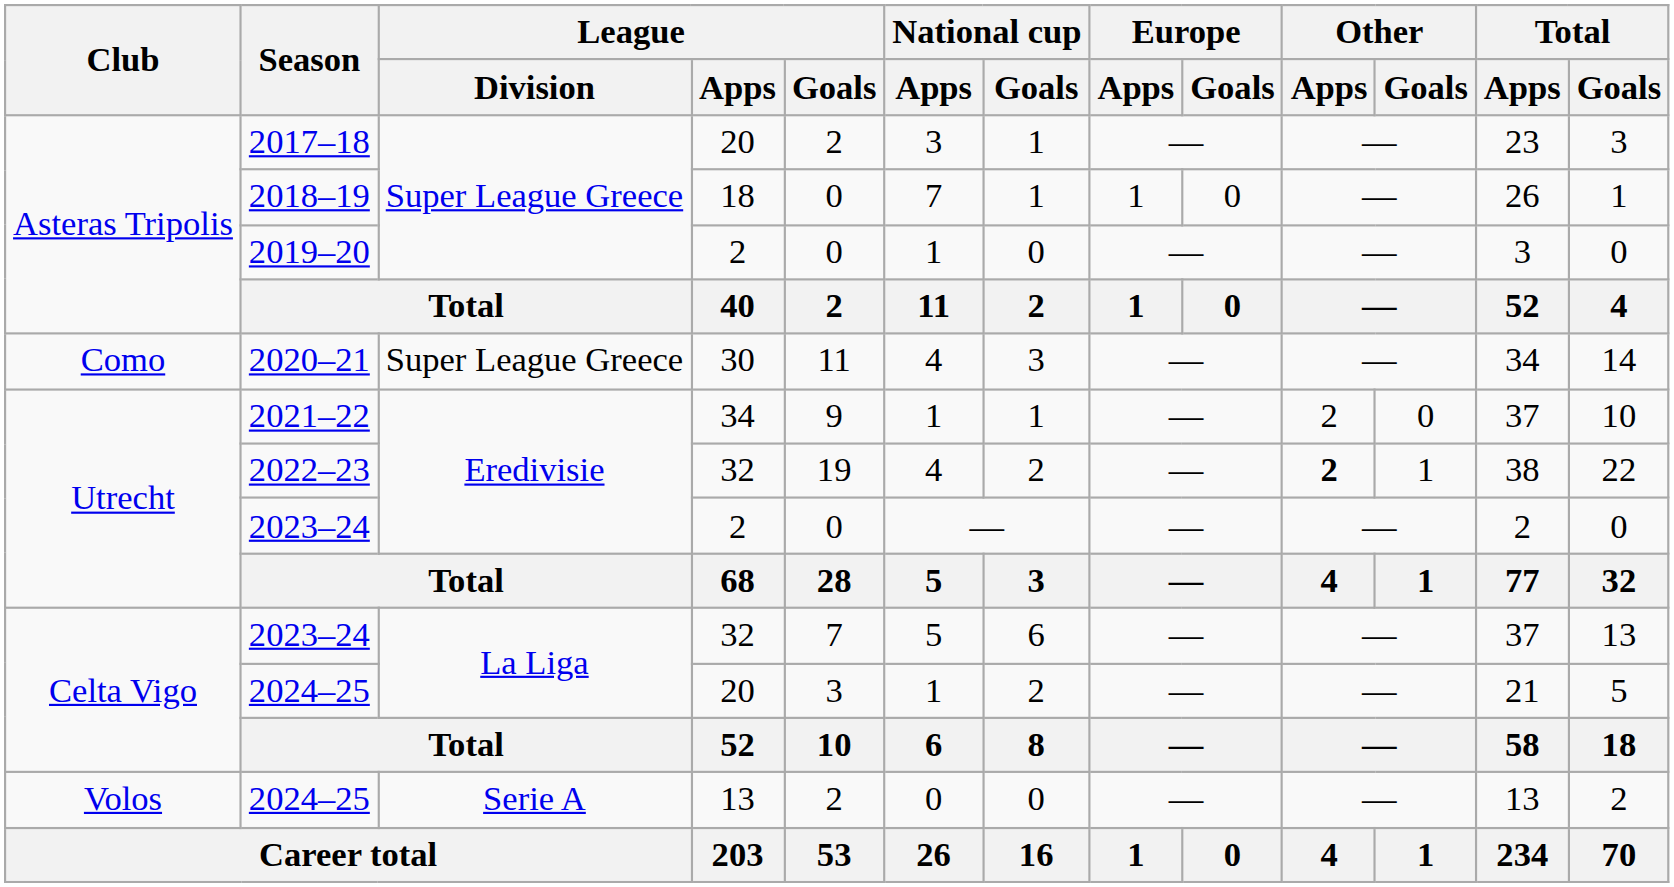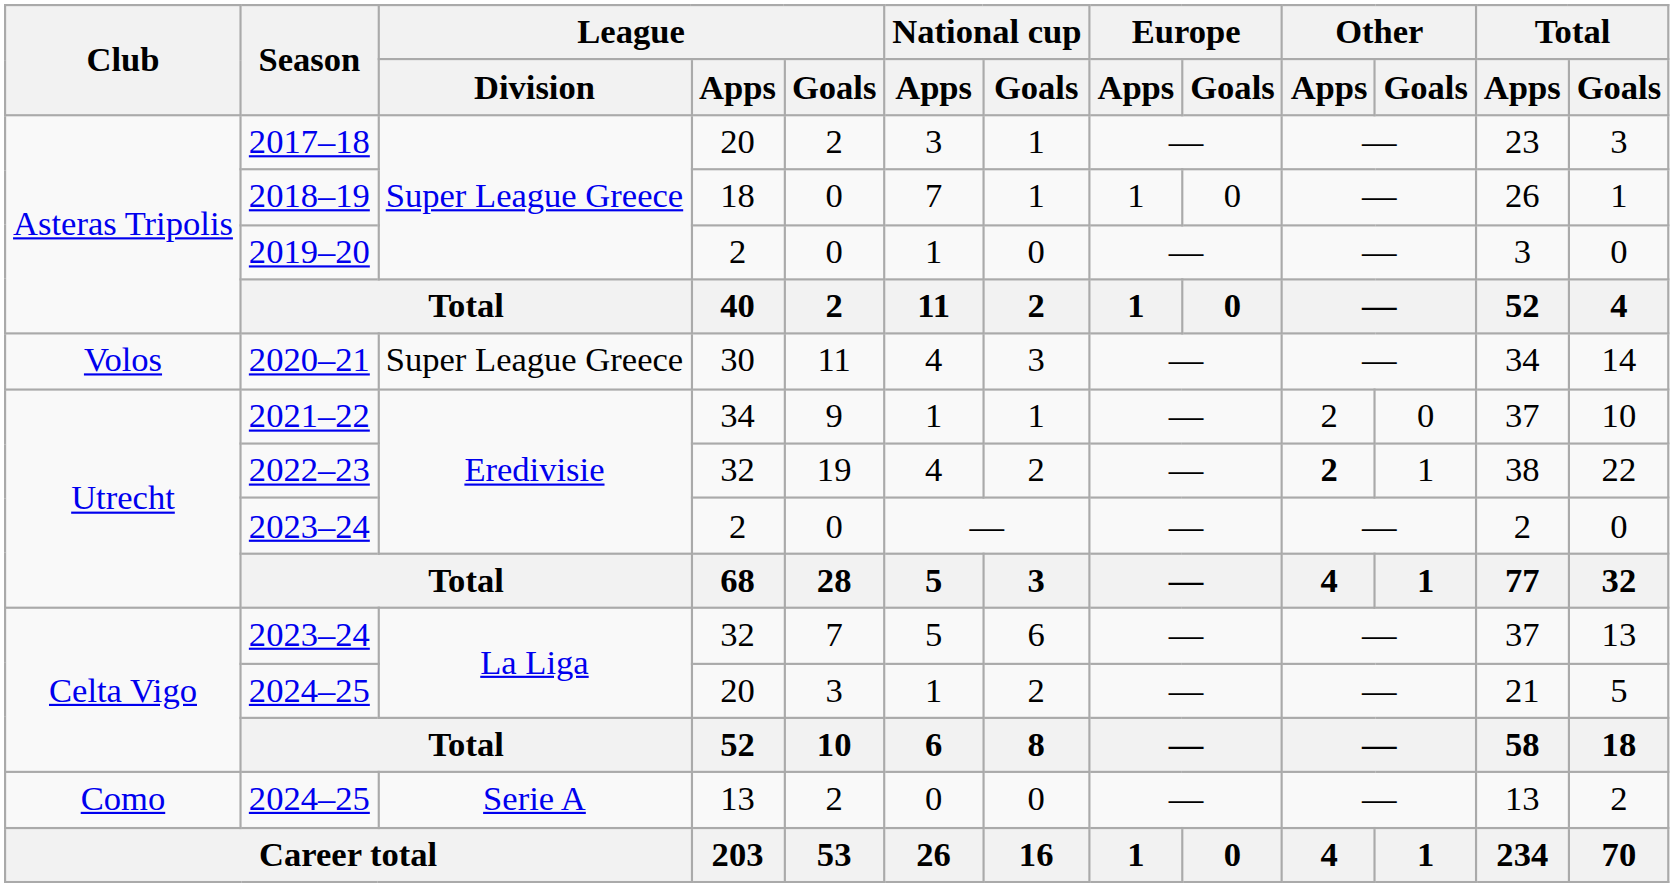(123, 360) Como -> (123, 360) Volos
(123, 799) Volos -> (123, 799) Como
